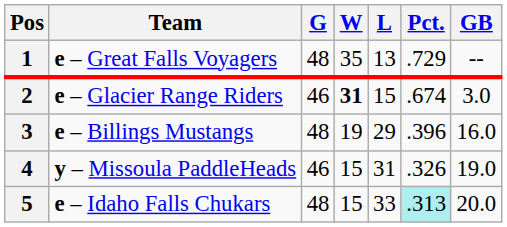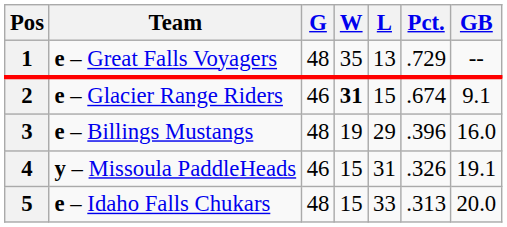(476, 96) 3.0 -> (476, 96) 9.1
(476, 168) 19.0 -> (476, 168) 19.1
(426, 204) paleturquoise background -> (426, 204) no background
